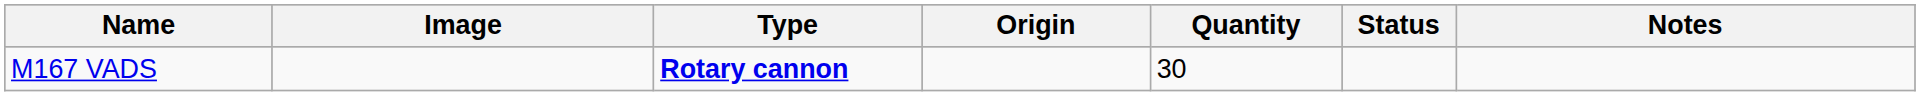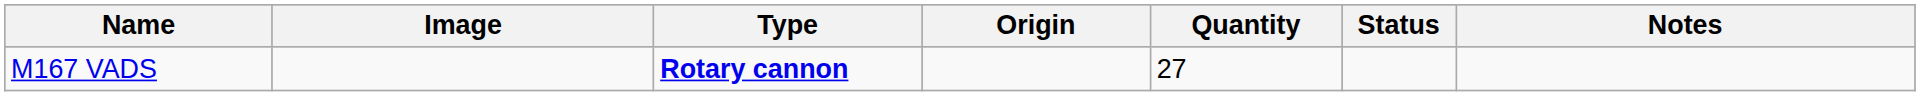(1172, 68) 30 -> (1172, 68) 27
